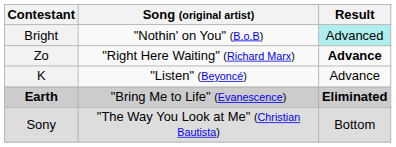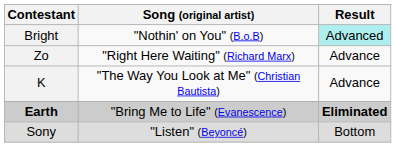(355, 55) bold -> (355, 55) normal
(199, 76) "Listen" (Beyoncé) -> (199, 83) "The Way You Look at Me" (Christian Bautista)
(199, 124) "The Way You Look at Me" (Christian Bautista) -> (199, 132) "Listen" (Beyoncé)
